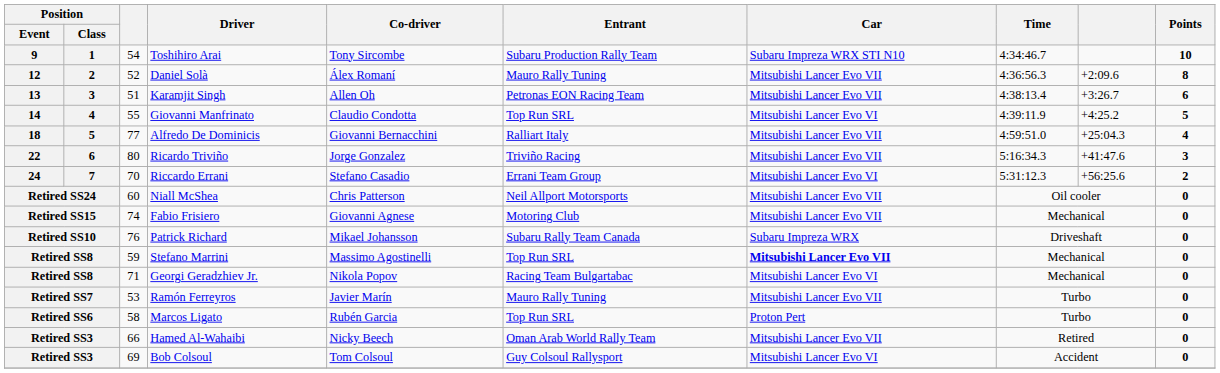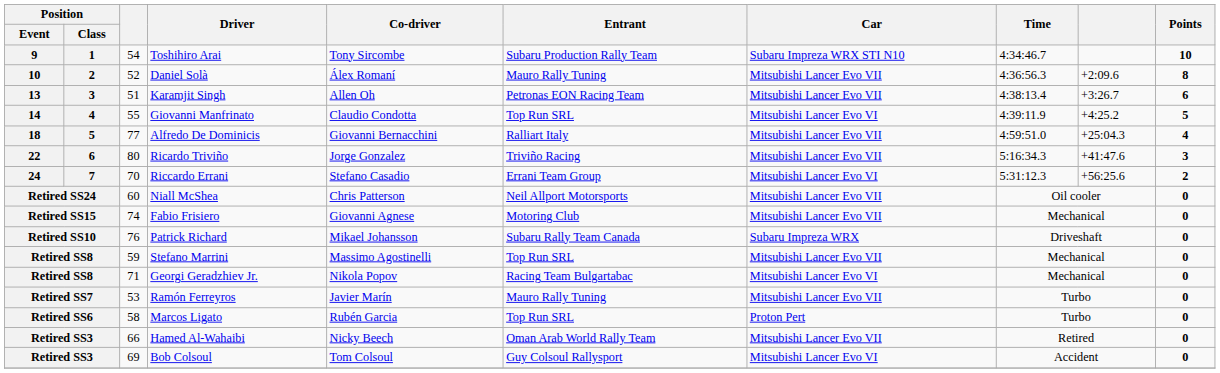(34, 74) 12 -> (34, 74) 10
(820, 256) bold -> (816, 256) normal
